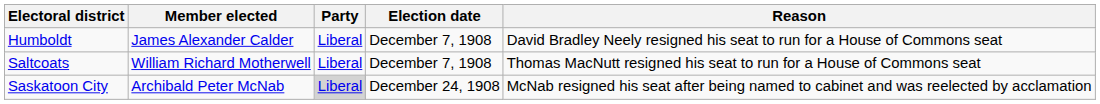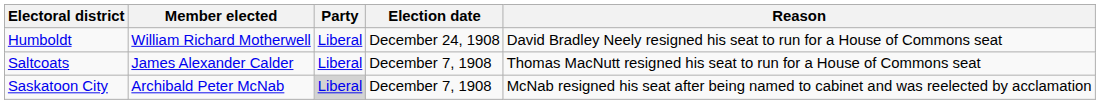(212, 39) James Alexander Calder -> (221, 39) William Richard Motherwell
(430, 39) December 7, 1908 -> (435, 39) December 24, 1908
(221, 63) William Richard Motherwell -> (212, 63) James Alexander Calder
(435, 87) December 24, 1908 -> (430, 87) December 7, 1908
